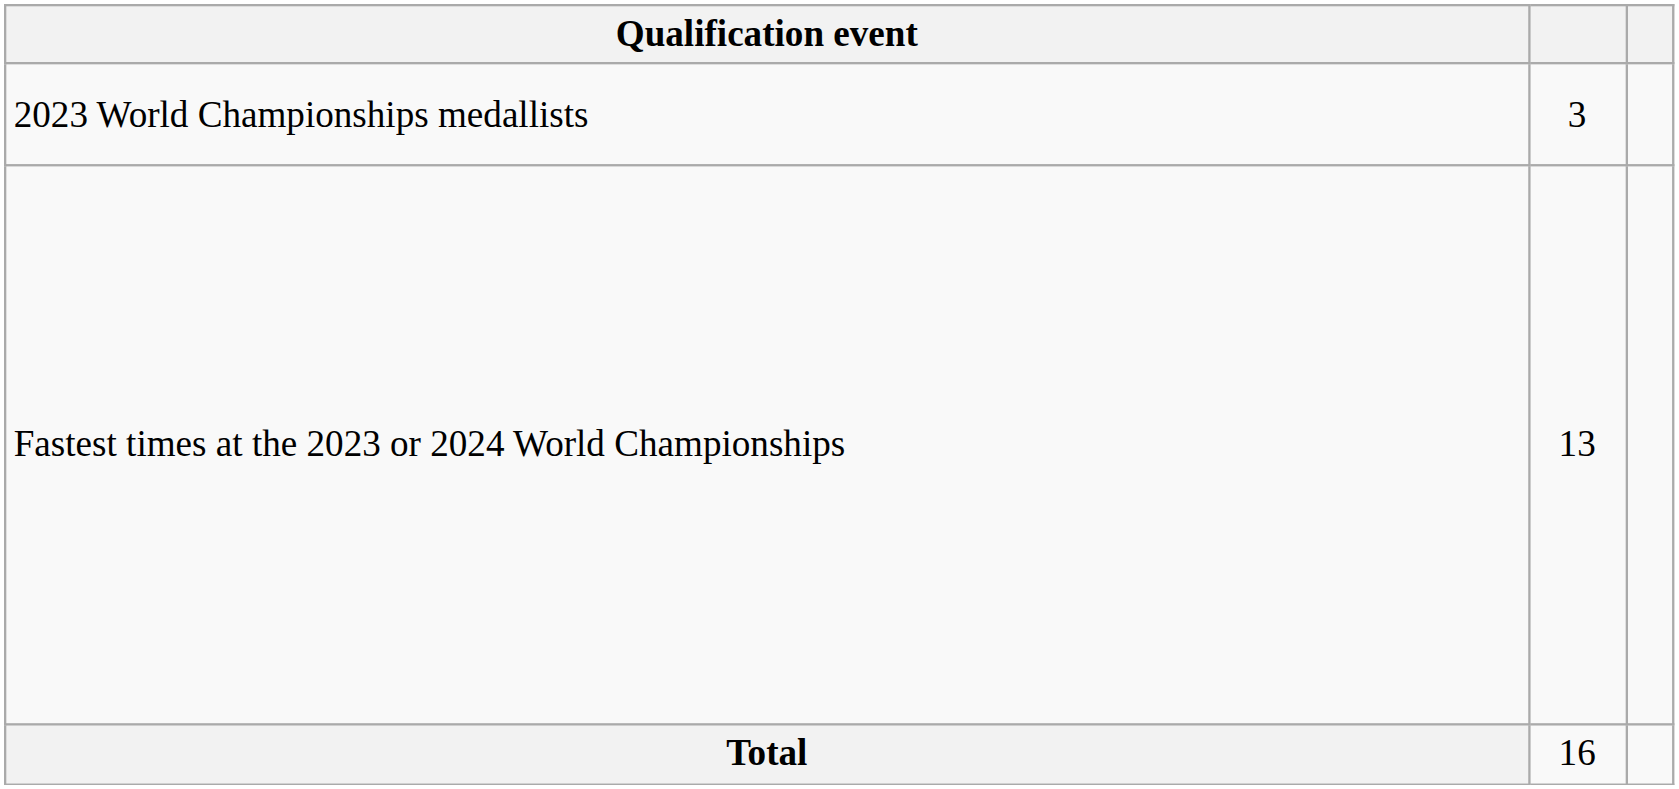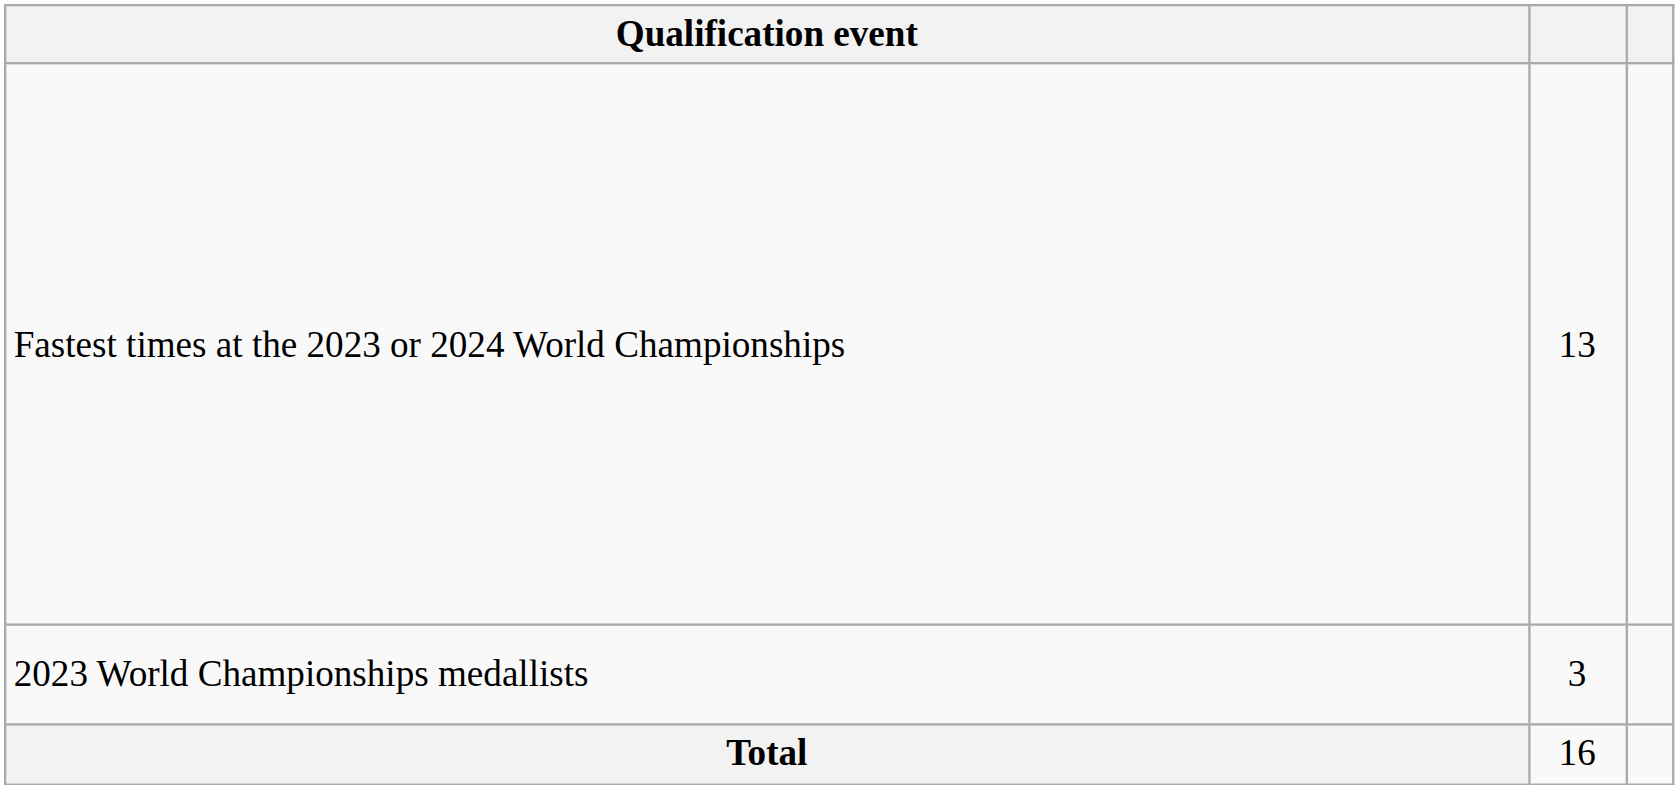rows swapped: (301, 113) <-> (429, 443)
